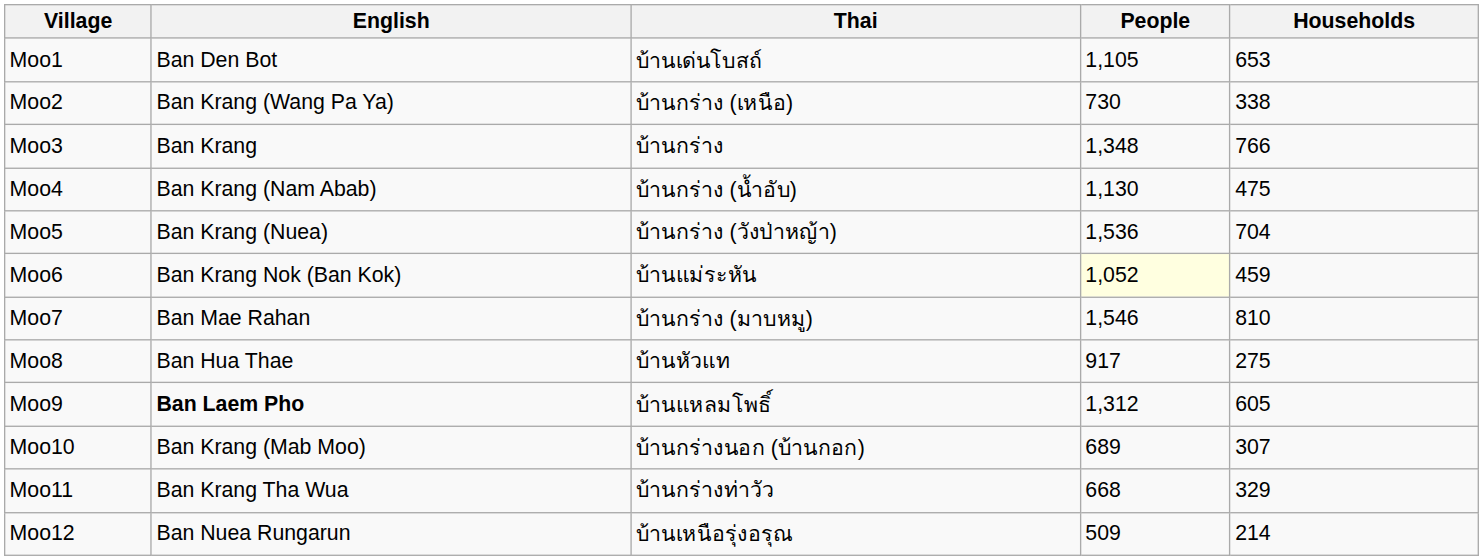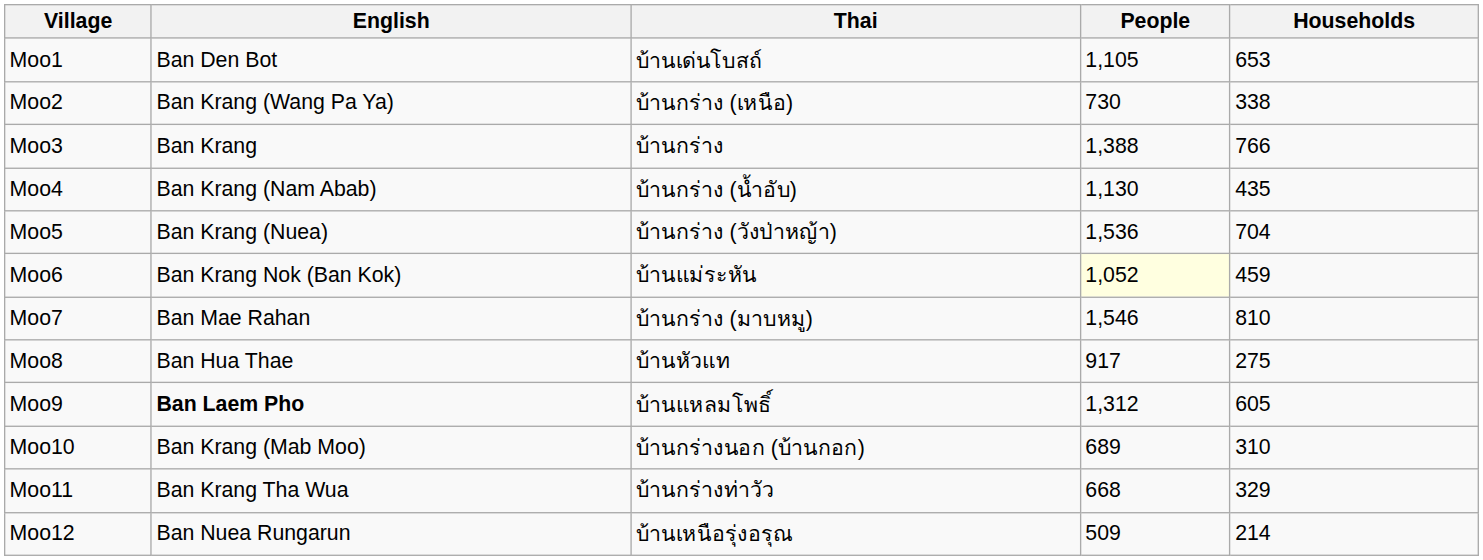(1112, 145) 1,348 -> (1112, 145) 1,388
(1253, 188) 475 -> (1253, 188) 435
(1253, 447) 307 -> (1253, 447) 310
